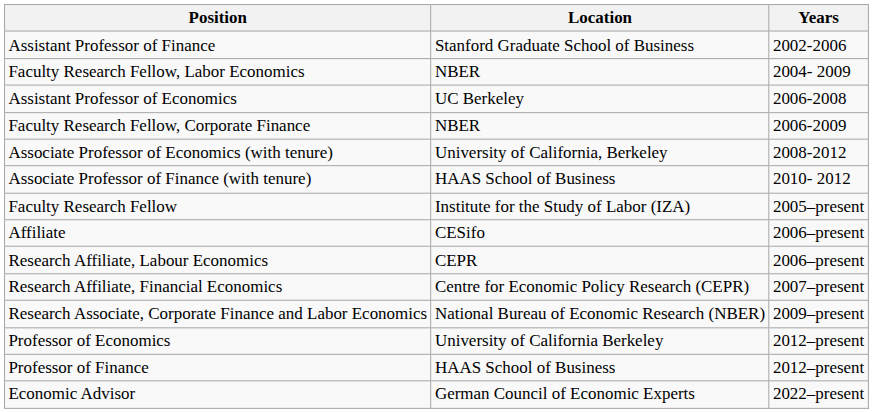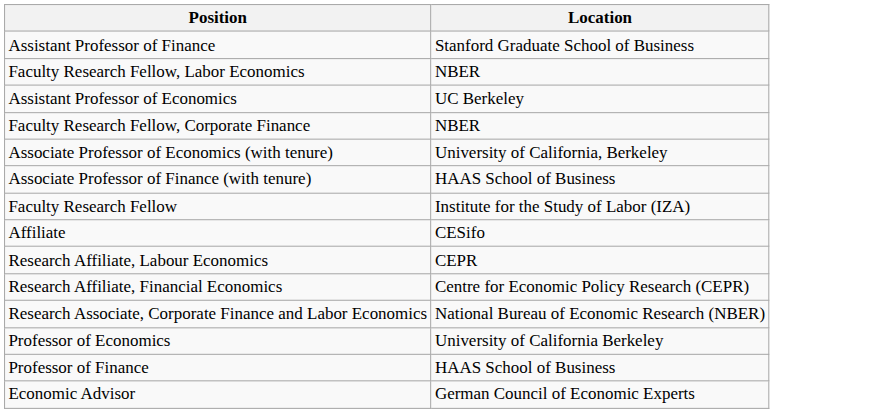- column: (819, 17)
